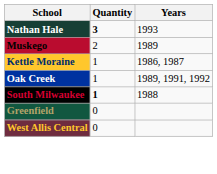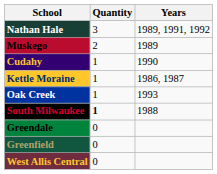(95, 29) bold -> (95, 29) normal
(147, 29) 1993 -> (173, 29) 1989, 1991, 1992
+ row: (24, 62)
(173, 78) 1989, 1991, 1992 -> (147, 95) 1993
+ row: (30, 128)
